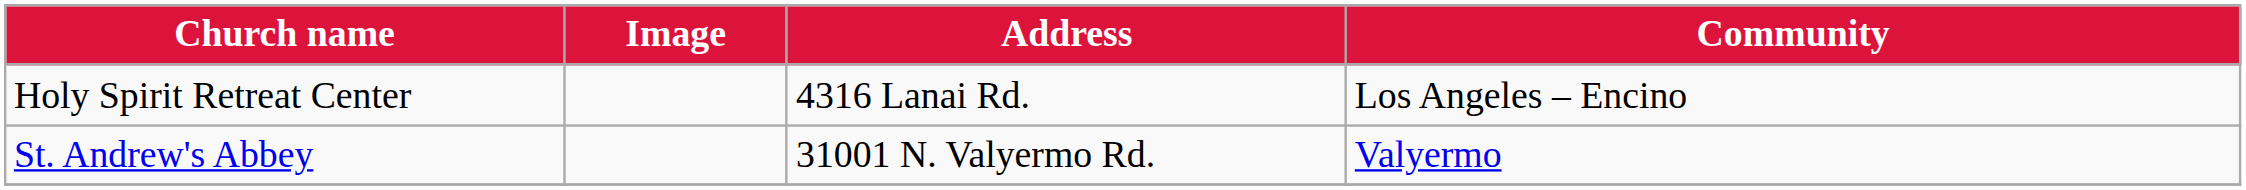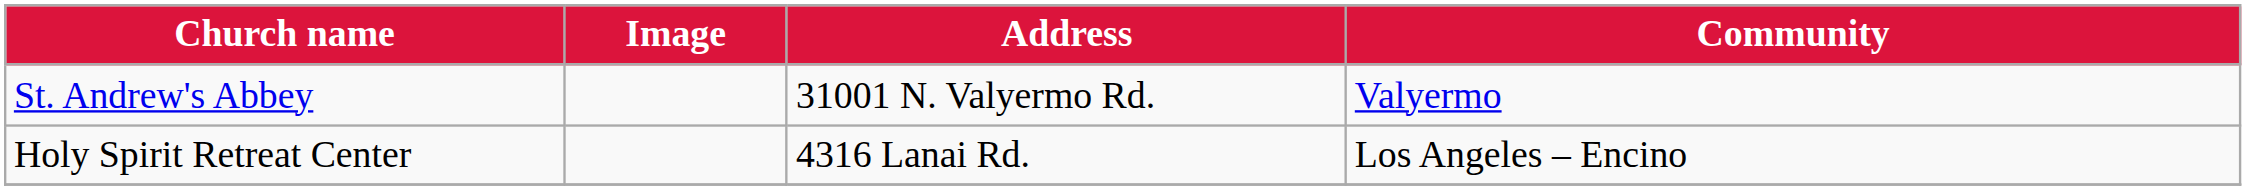rows swapped: (164, 154) <-> (213, 94)
